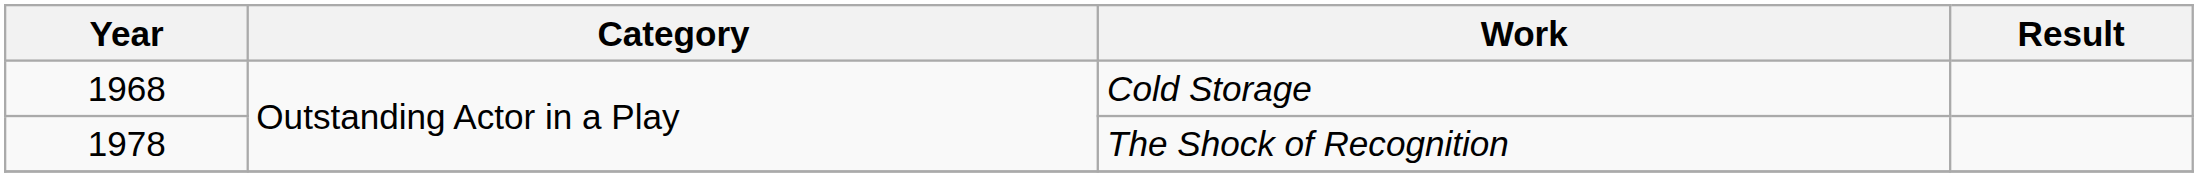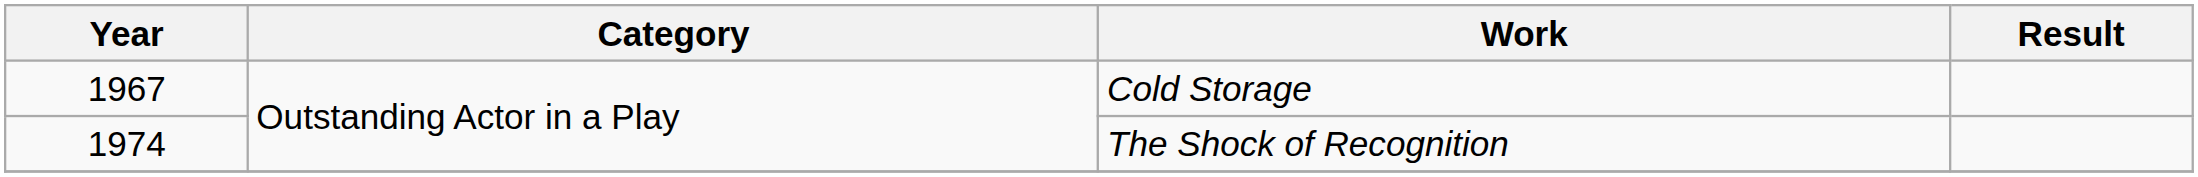(127, 89) 1968 -> (127, 89) 1967
(127, 144) 1978 -> (127, 144) 1974
